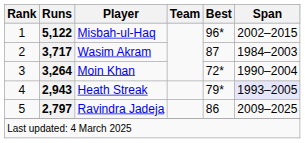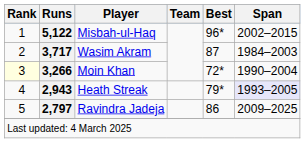(22, 71) no background -> (22, 71) lightyellow background
(57, 71) 3,264 -> (57, 71) 3,266
